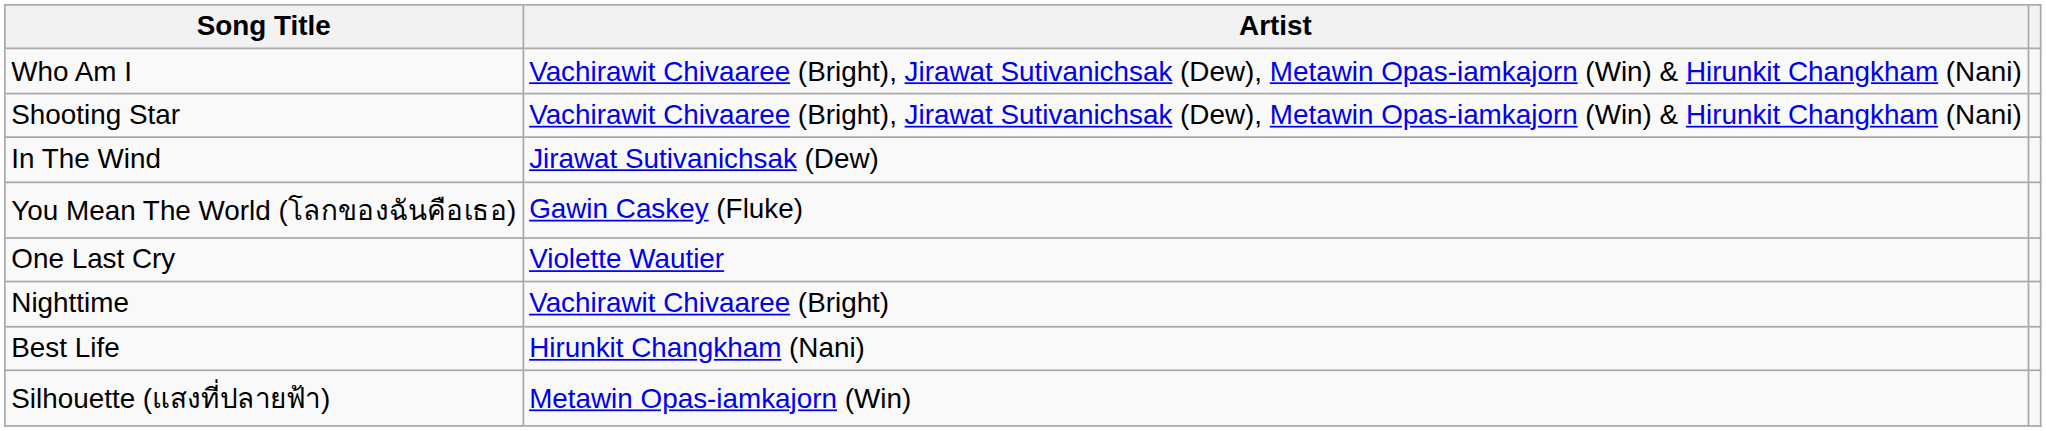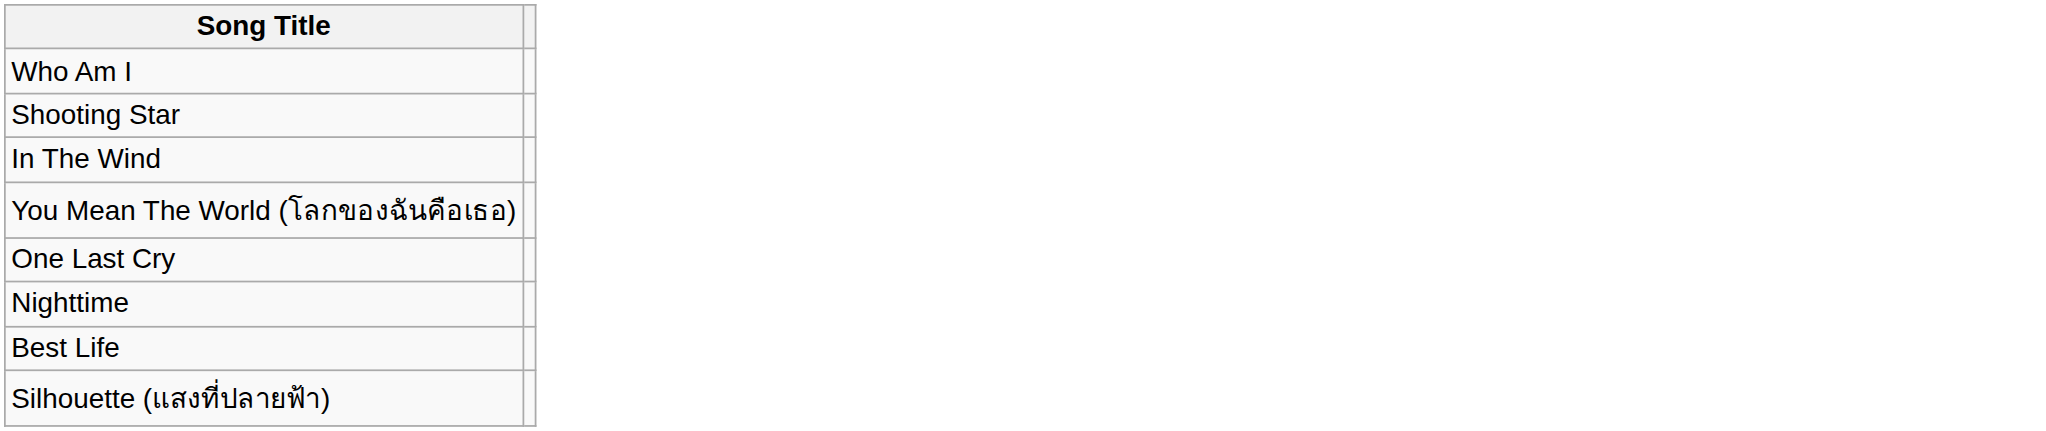- column: (1275, 26)
